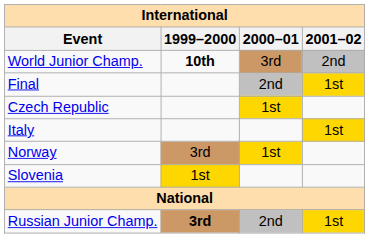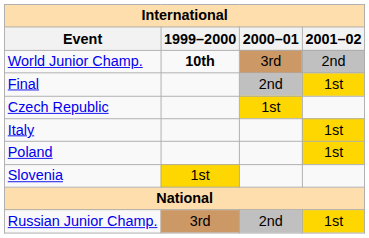- row: (32, 152)
+ row: (30, 152)
(200, 221) bold -> (200, 221) normal
